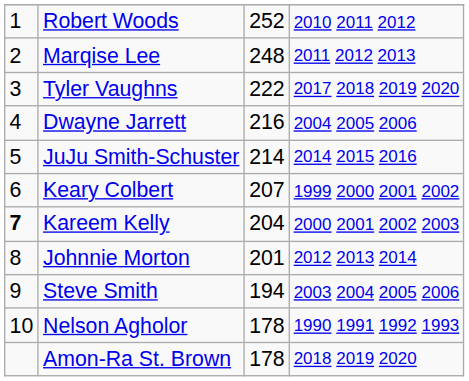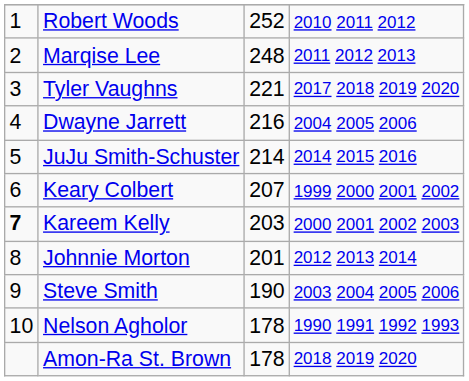(267, 88) 222 -> (267, 88) 221
(267, 223) 204 -> (267, 223) 203
(267, 291) 194 -> (267, 291) 190
